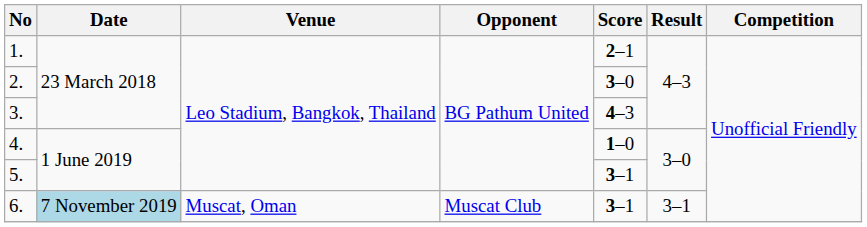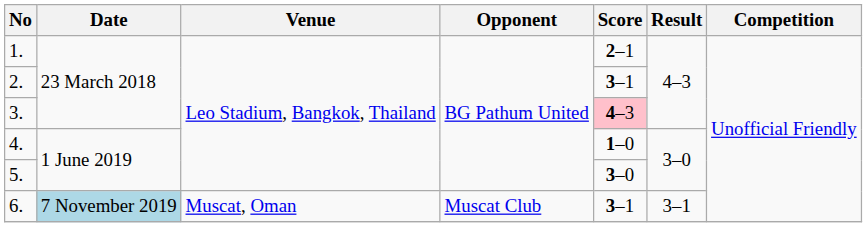(620, 82) 3–0 -> (620, 82) 3–1
(620, 113) no background -> (620, 113) pink background
(620, 175) 3–1 -> (620, 175) 3–0
